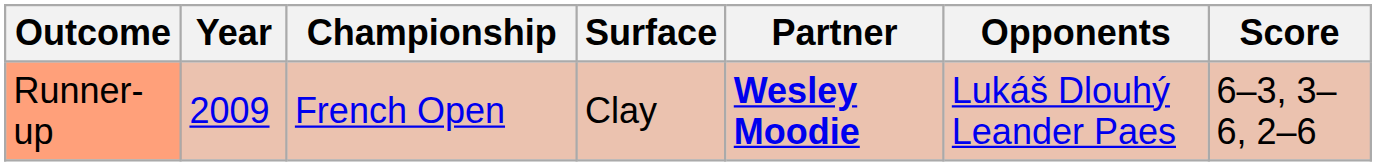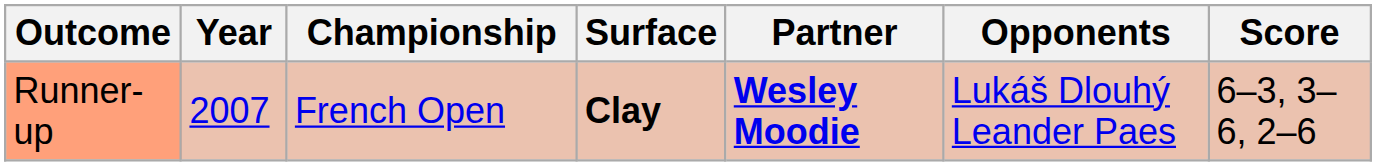(229, 110) 2009 -> (229, 110) 2007
(621, 110) normal -> (623, 110) bold
